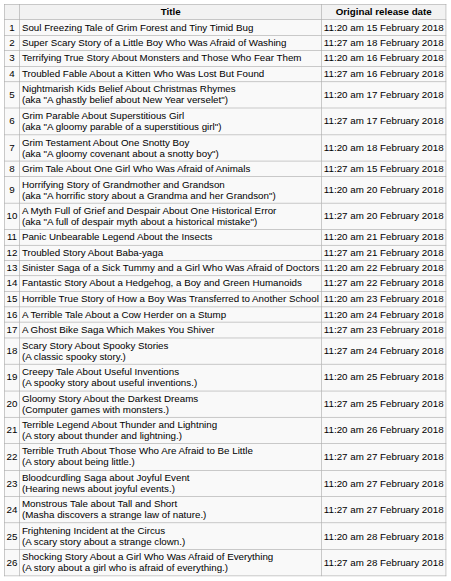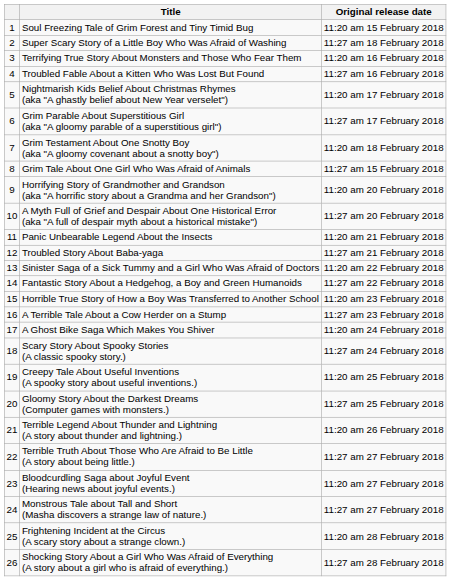(384, 314) 11:20 am 24 February 2018 -> (384, 314) 11:27 am 23 February 2018
(384, 330) 11:27 am 23 February 2018 -> (384, 330) 11:20 am 24 February 2018
